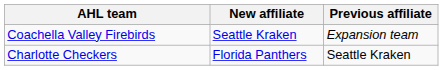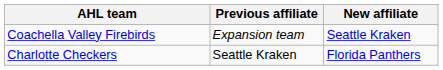columns swapped: (267, 14) <-> (381, 14)
